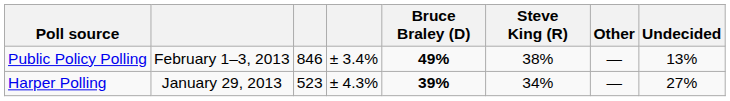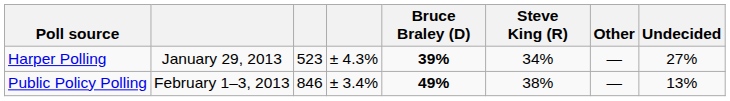rows swapped: (78, 58) <-> (57, 83)
